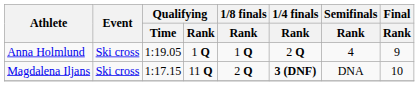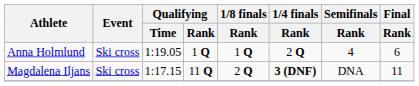(397, 52) 9 -> (397, 52) 6
(397, 71) 10 -> (397, 71) 11
